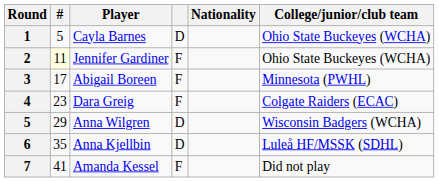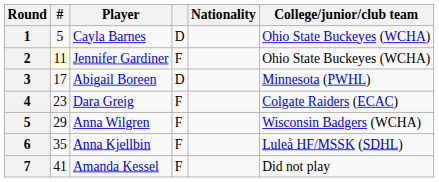(179, 79) F -> (180, 79) D
(180, 123) D -> (179, 123) F
(180, 144) D -> (179, 144) F
